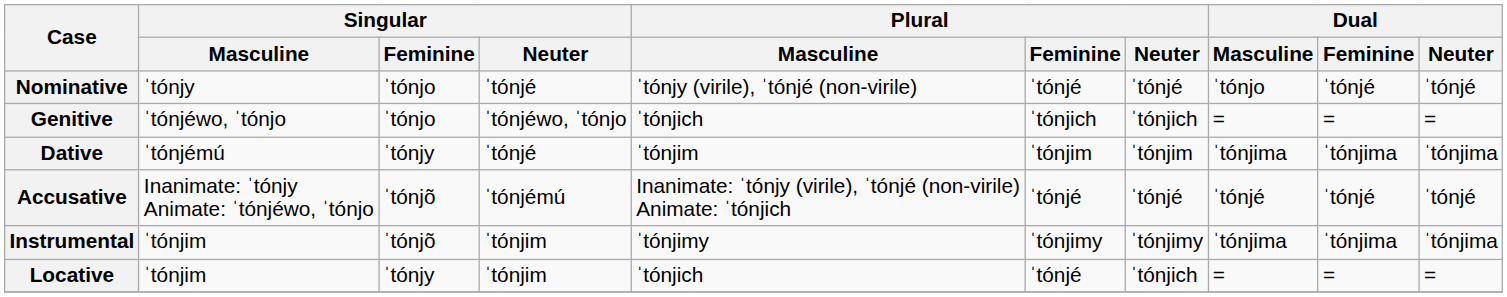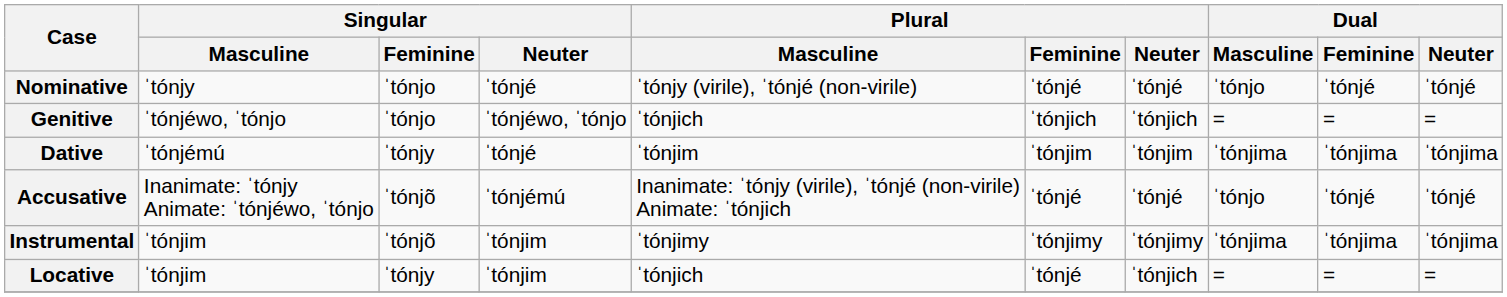(1239, 197) ˈtónjé -> (1239, 197) ˈtónjo
